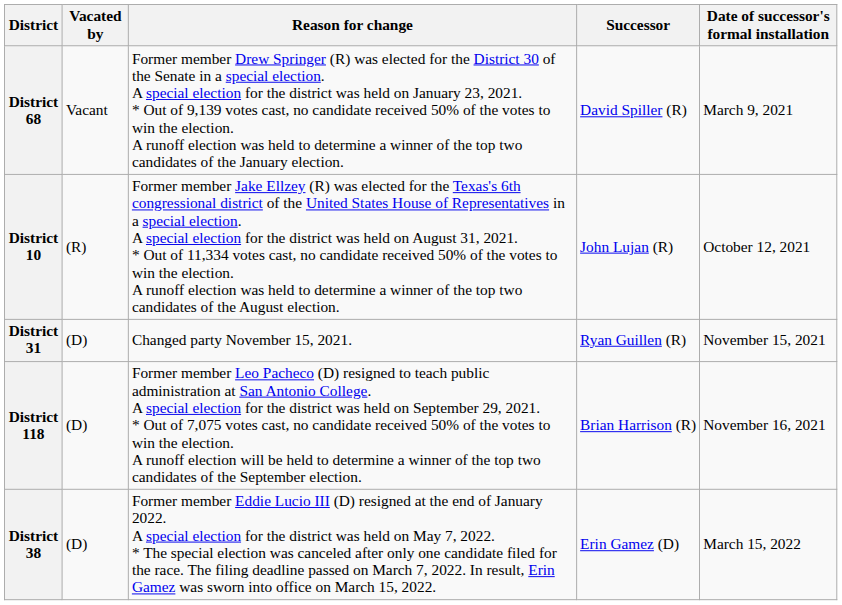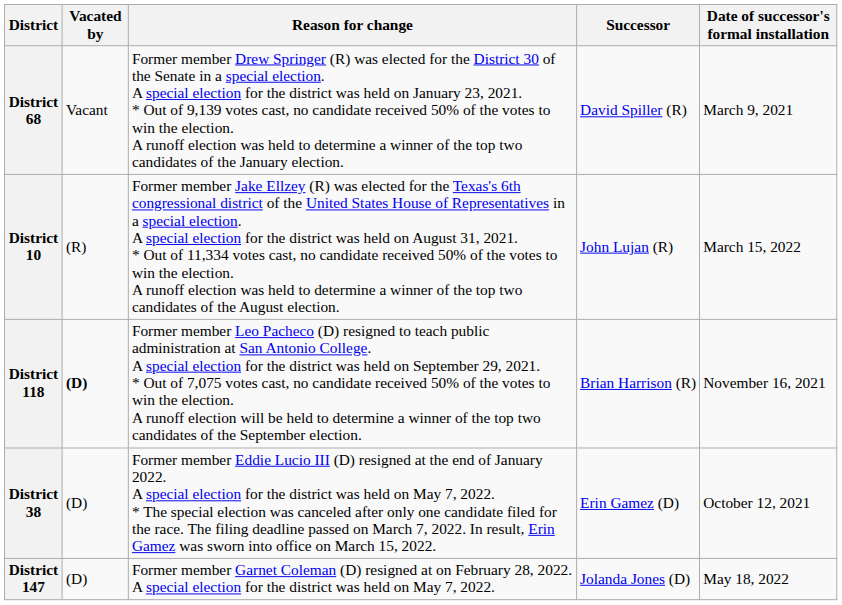(757, 246) October 12, 2021 -> (752, 246) March 15, 2022
- row: (33, 340)
(77, 425) normal -> (77, 383) bold
(752, 544) March 15, 2022 -> (757, 502) October 12, 2021
+ row: (33, 579)
